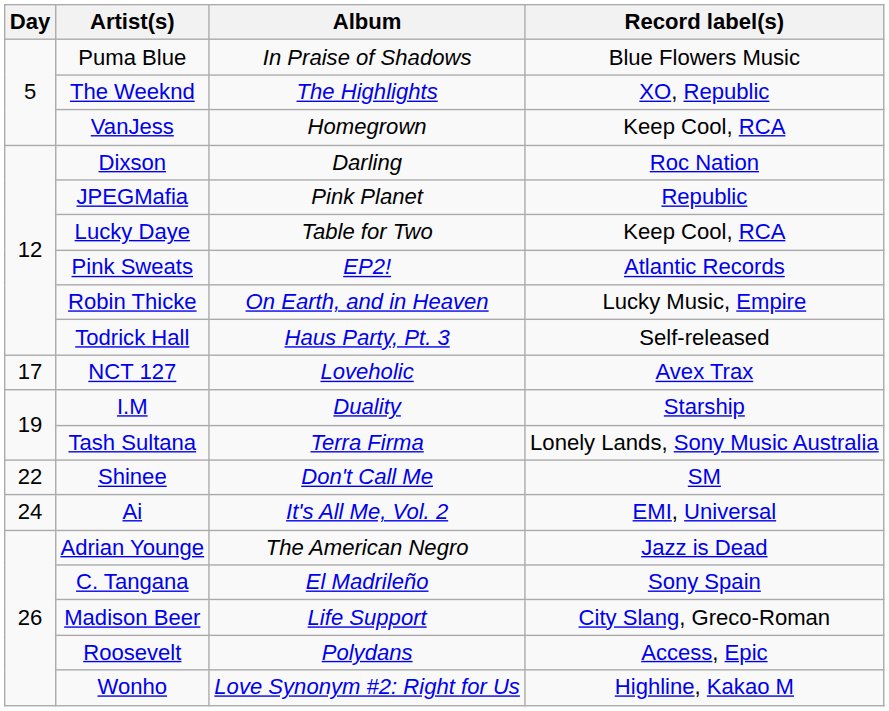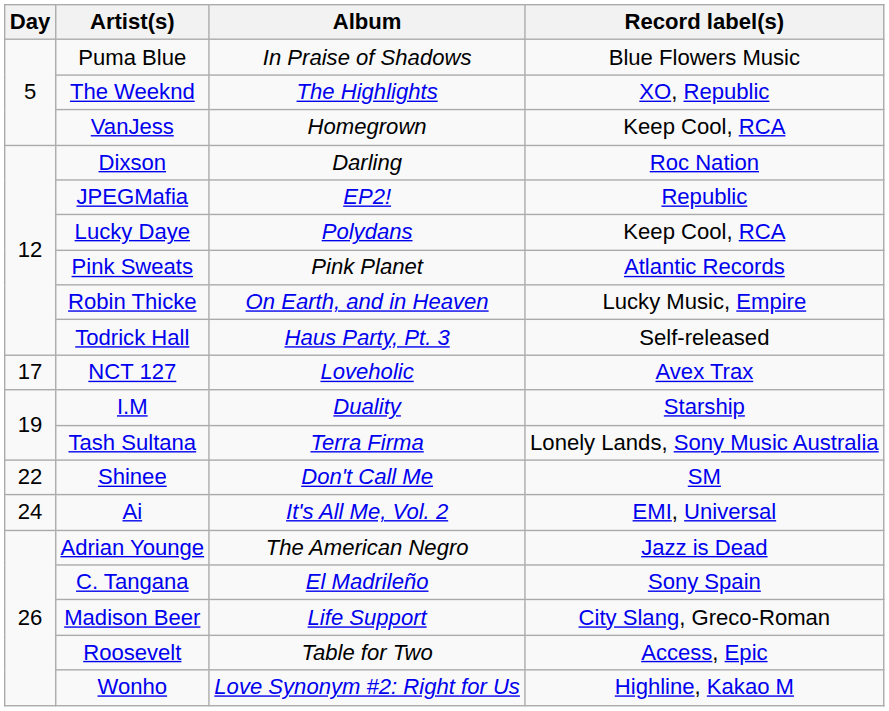(367, 197) Pink Planet -> (367, 197) EP2!
(367, 232) Table for Two -> (367, 232) Polydans
(367, 267) EP2! -> (367, 267) Pink Planet
(367, 652) Polydans -> (367, 652) Table for Two
